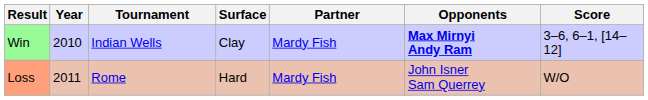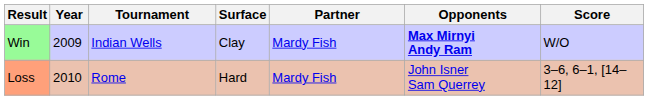(67, 42) 2010 -> (67, 42) 2009
(585, 42) 3–6, 6–1, [14–12] -> (556, 42) W/O
(67, 77) 2011 -> (67, 77) 2010
(556, 77) W/O -> (585, 77) 3–6, 6–1, [14–12]
